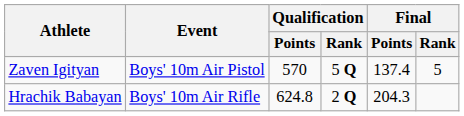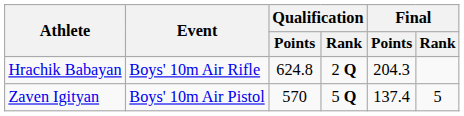rows swapped: (65, 97) <-> (54, 70)
